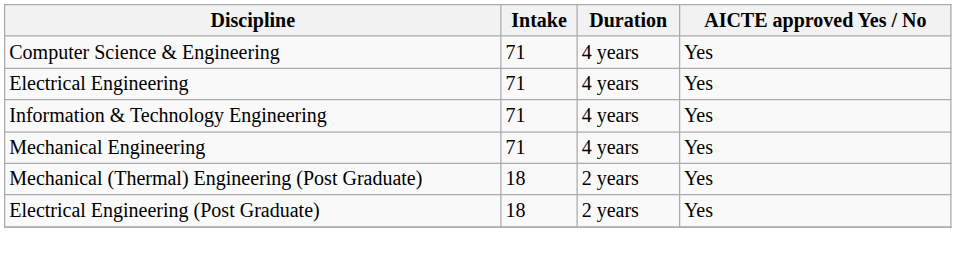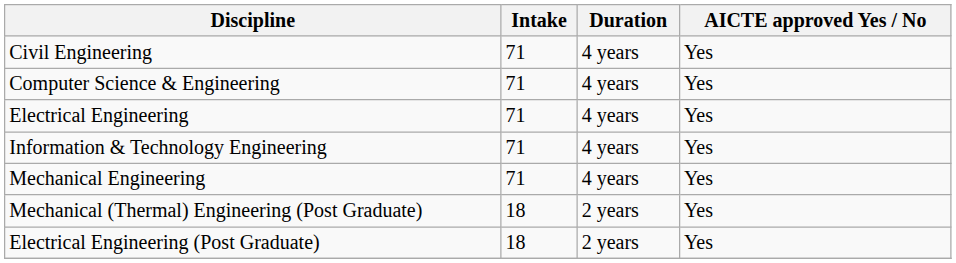+ row: (81, 52)
